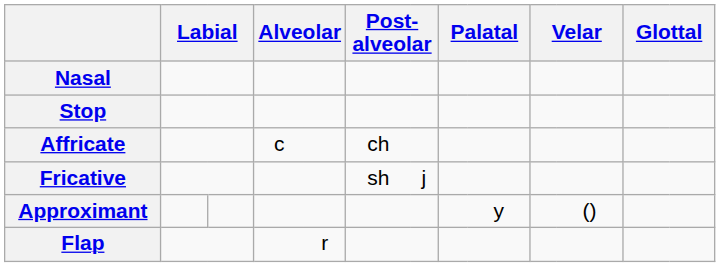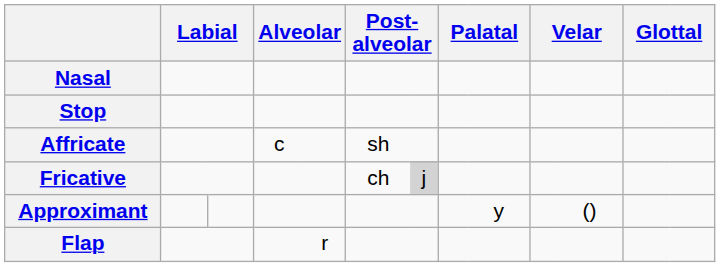(378, 144) ch -> (378, 144) sh
(378, 177) sh -> (378, 177) ch
(424, 177) no background -> (424, 177) lightgrey background
